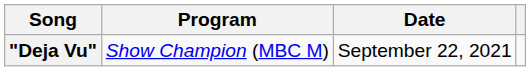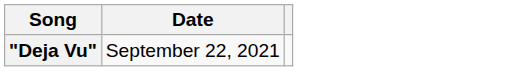- column: (217, 19)
